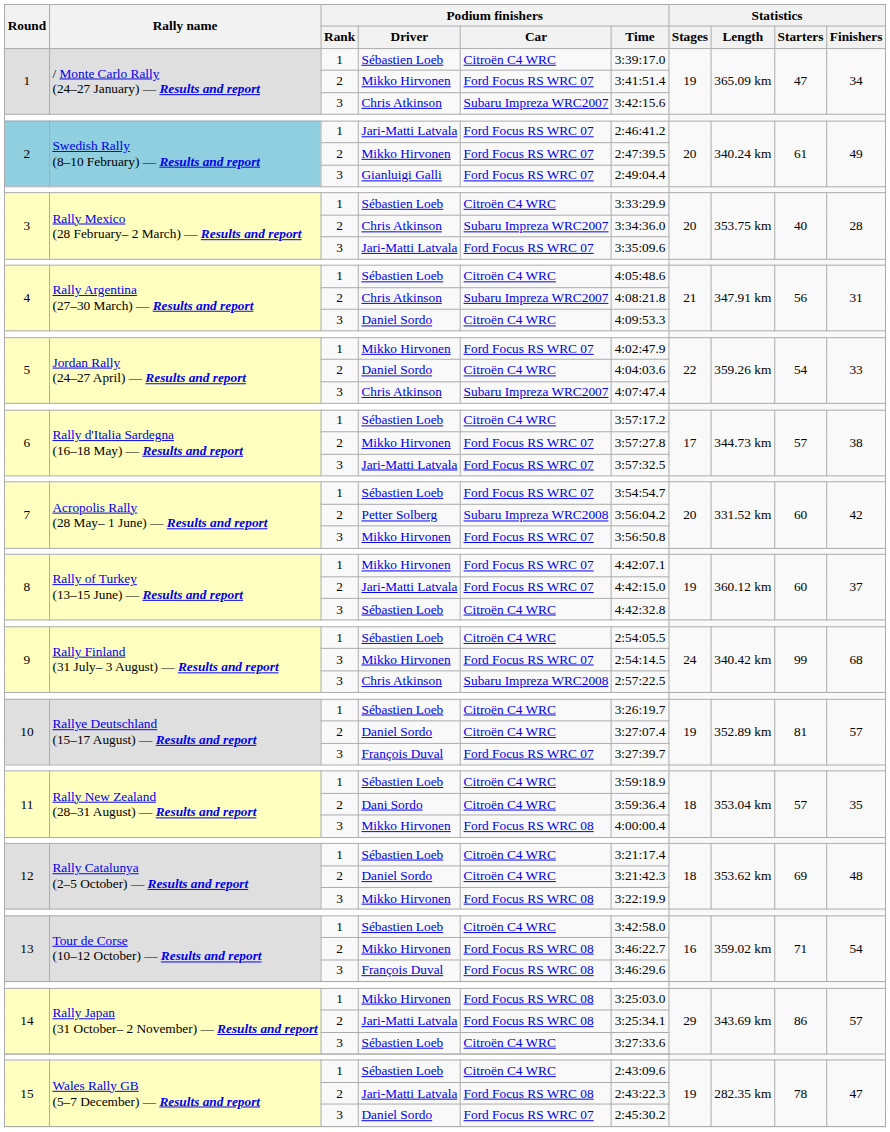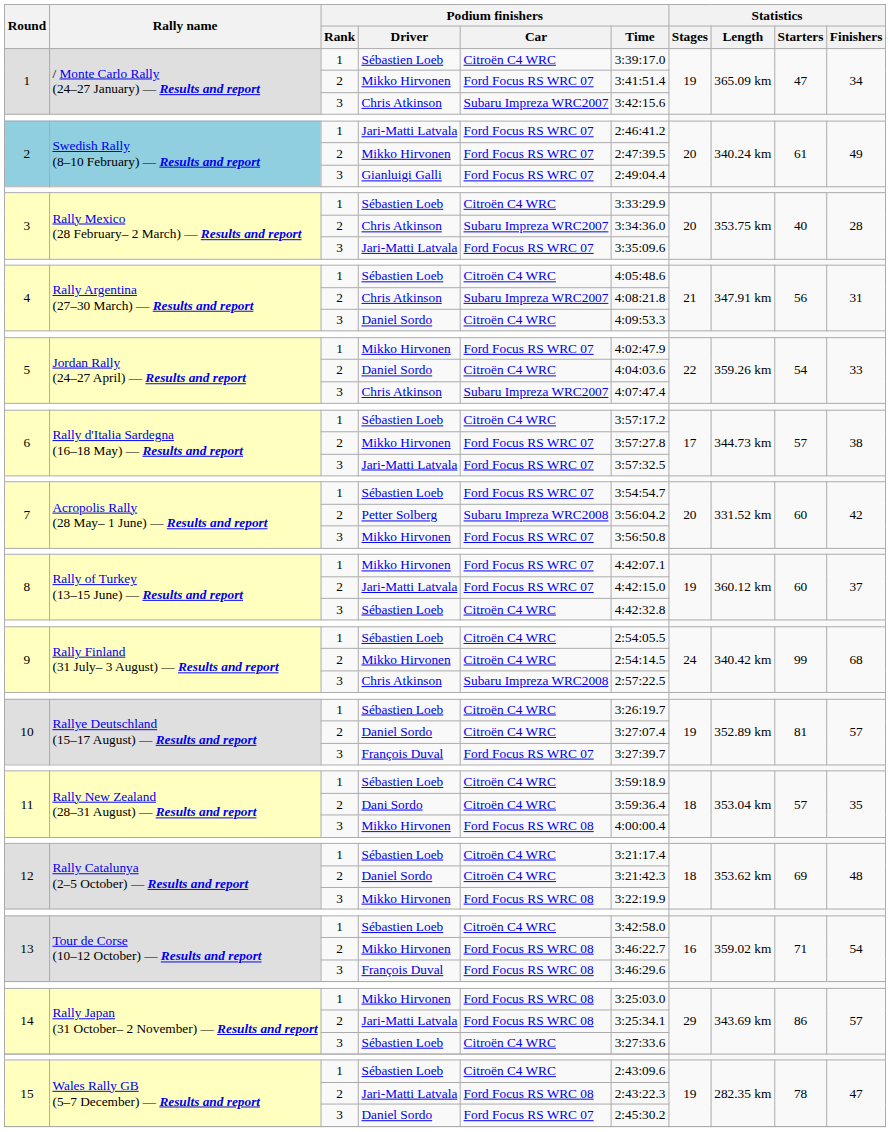(340, 659) 3 -> (340, 659) 2
(529, 659) Ford Focus RS WRC 07 -> (510, 659) Citroën C4 WRC
